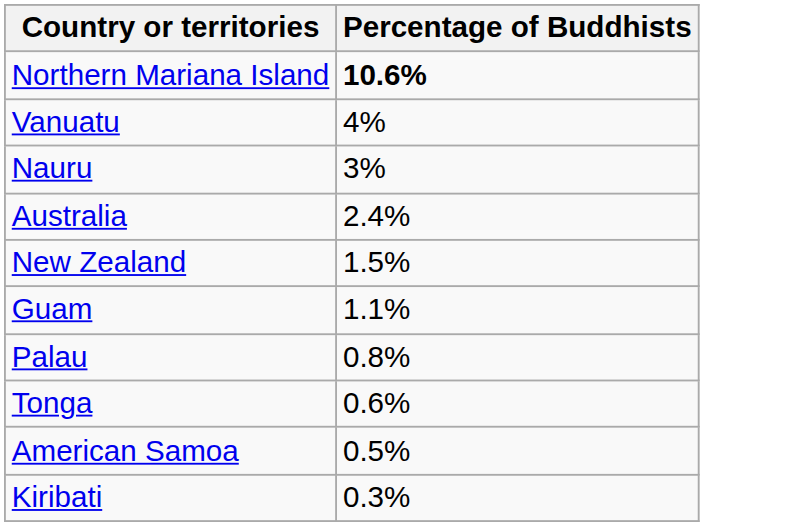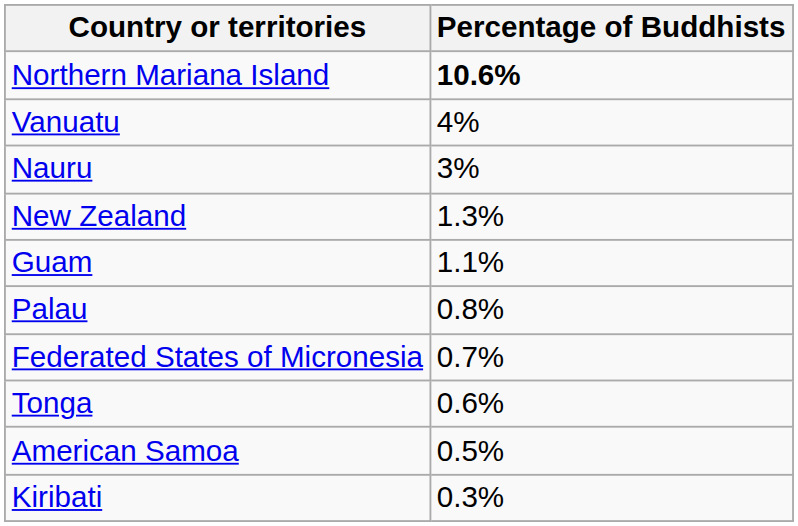- row: (69, 215)
(377, 262) 1.5% -> (470, 215) 1.3%
+ row: (217, 356)
